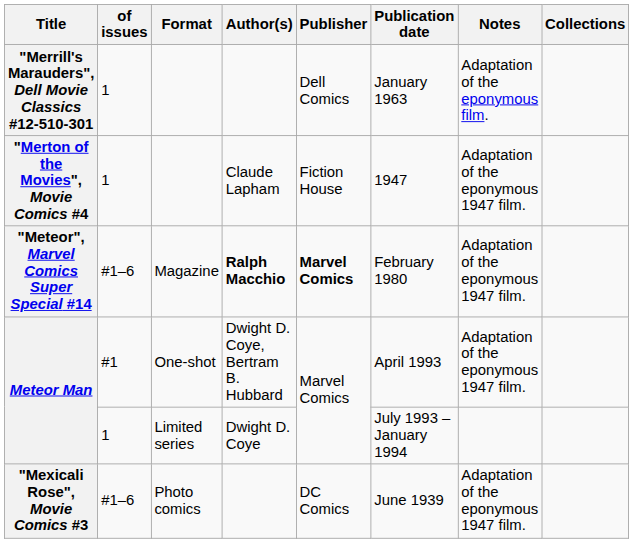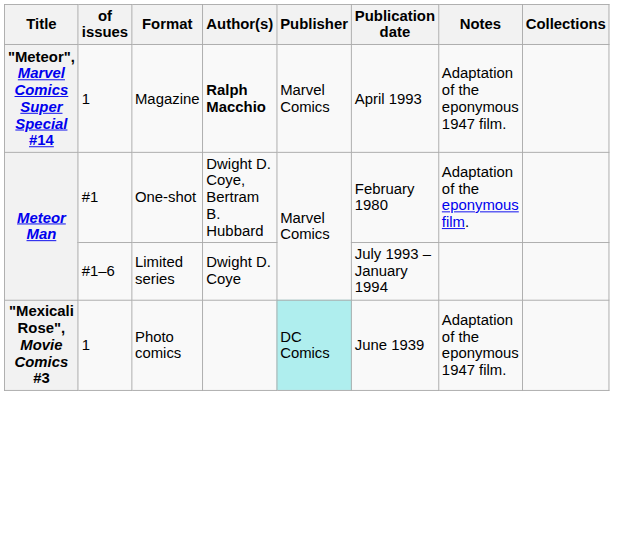- row: (51, 90)
- row: (51, 180)
(118, 271) #1–6 -> (86, 98) 1
(326, 271) bold -> (305, 98) normal
(404, 271) February 1980 -> (388, 98) April 1993
(408, 361) April 1993 -> (385, 197) February 1980
(500, 361) Adaptation of the eponymous 1947 film. -> (480, 197) Adaptation of the eponymous film.
(105, 435) 1 -> (98, 271) #1–6
(118, 501) #1–6 -> (86, 345) 1
(324, 501) no background -> (305, 345) paleturquoise background
